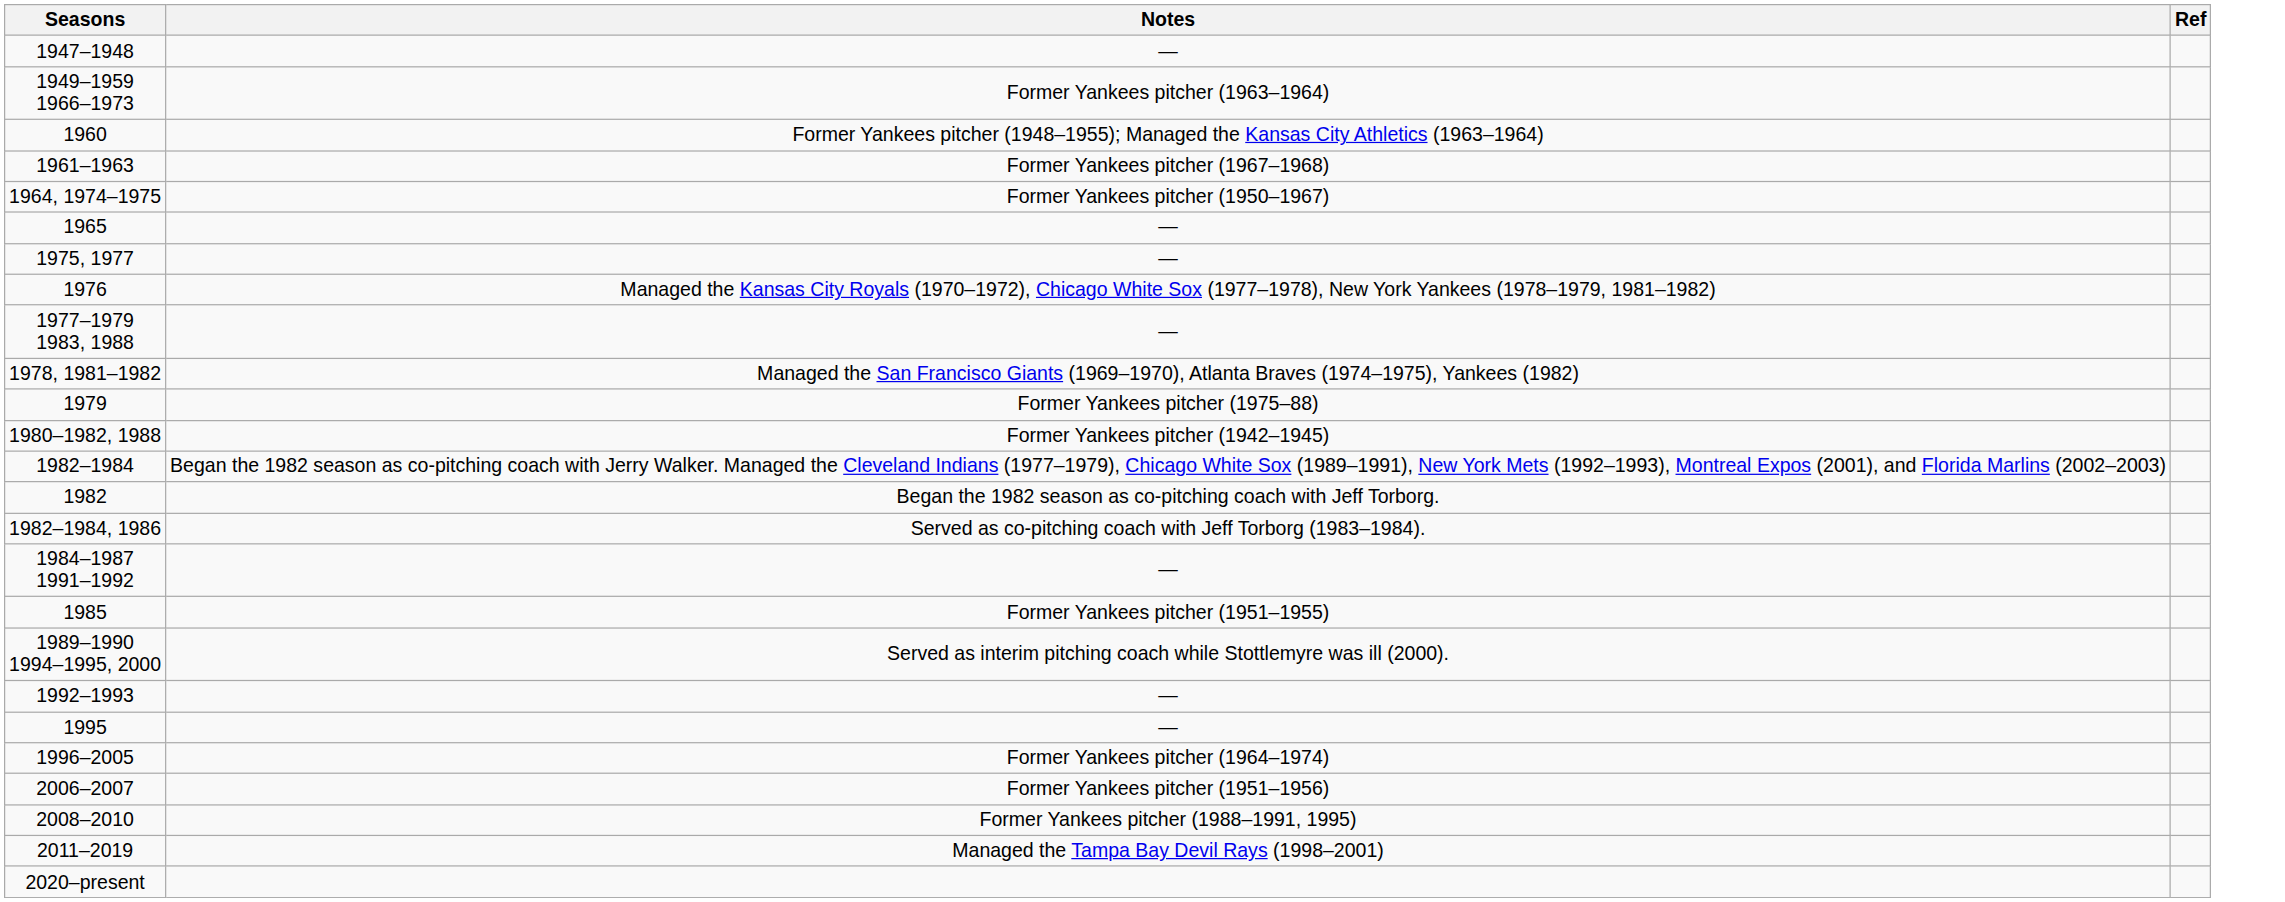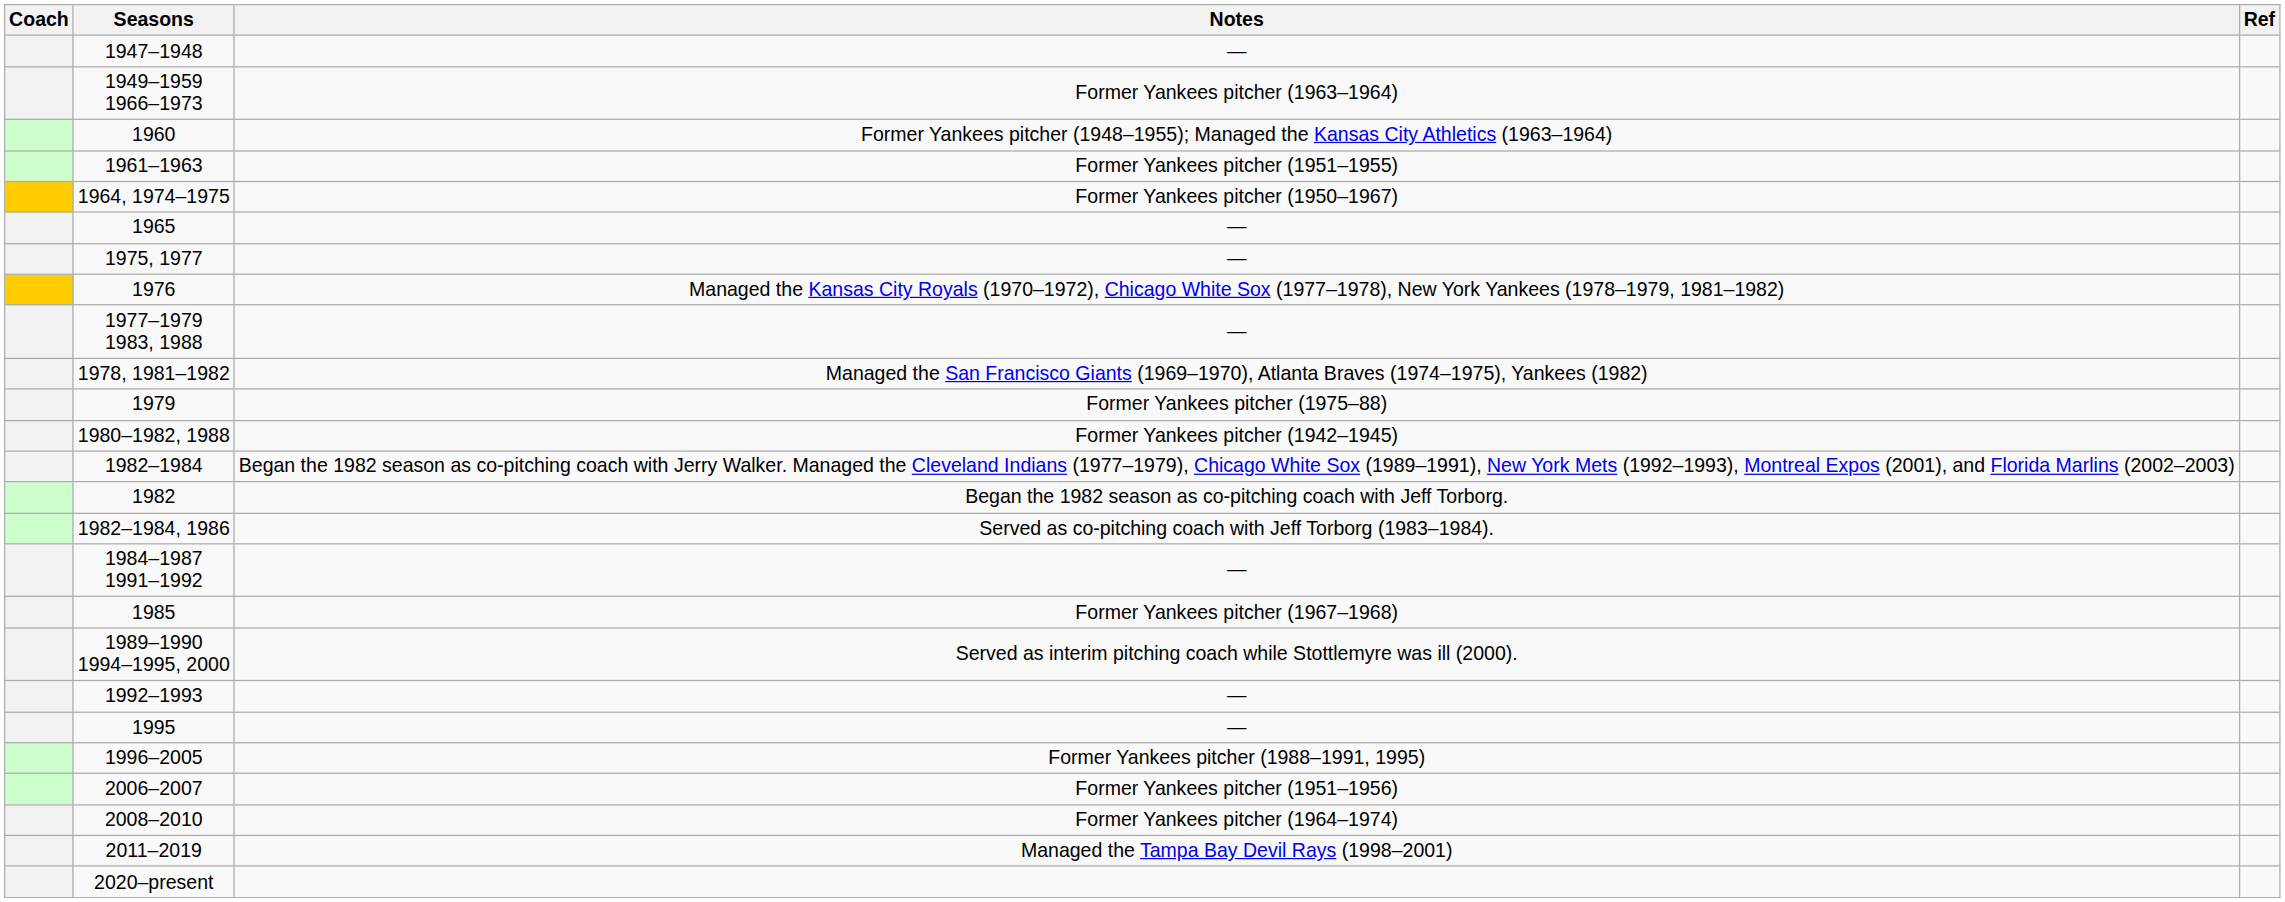+ column: (39, 19)
(1168, 165) Former Yankees pitcher (1967–1968) -> (1237, 165) Former Yankees pitcher (1951–1955)
(1168, 612) Former Yankees pitcher (1951–1955) -> (1237, 612) Former Yankees pitcher (1967–1968)
(1168, 757) Former Yankees pitcher (1964–1974) -> (1237, 757) Former Yankees pitcher (1988–1991, 1995)
(1168, 819) Former Yankees pitcher (1988–1991, 1995) -> (1237, 819) Former Yankees pitcher (1964–1974)
